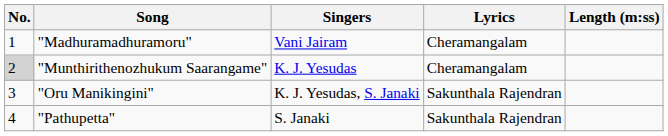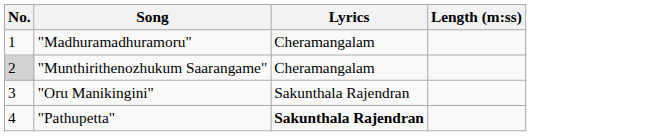- column: (347, 17)
(494, 118) normal -> (349, 118) bold
